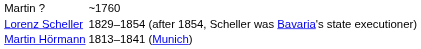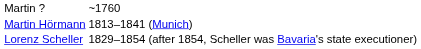rows swapped: (45, 39) <-> (44, 24)
